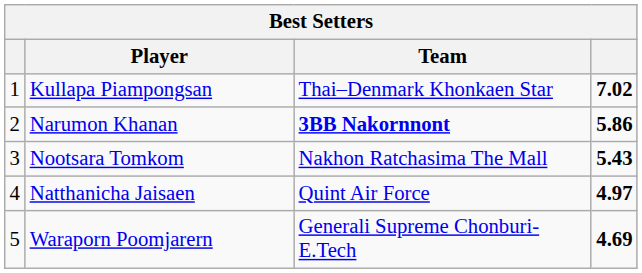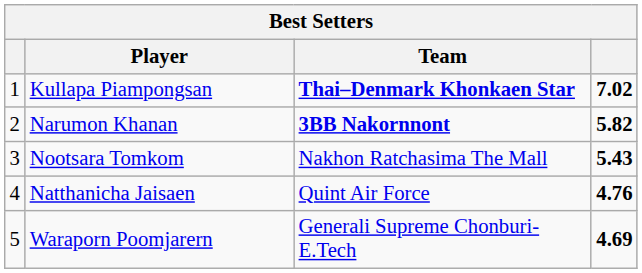(426, 90) normal -> (437, 90) bold
(614, 124) 5.86 -> (614, 124) 5.82
(614, 192) 4.97 -> (614, 192) 4.76
